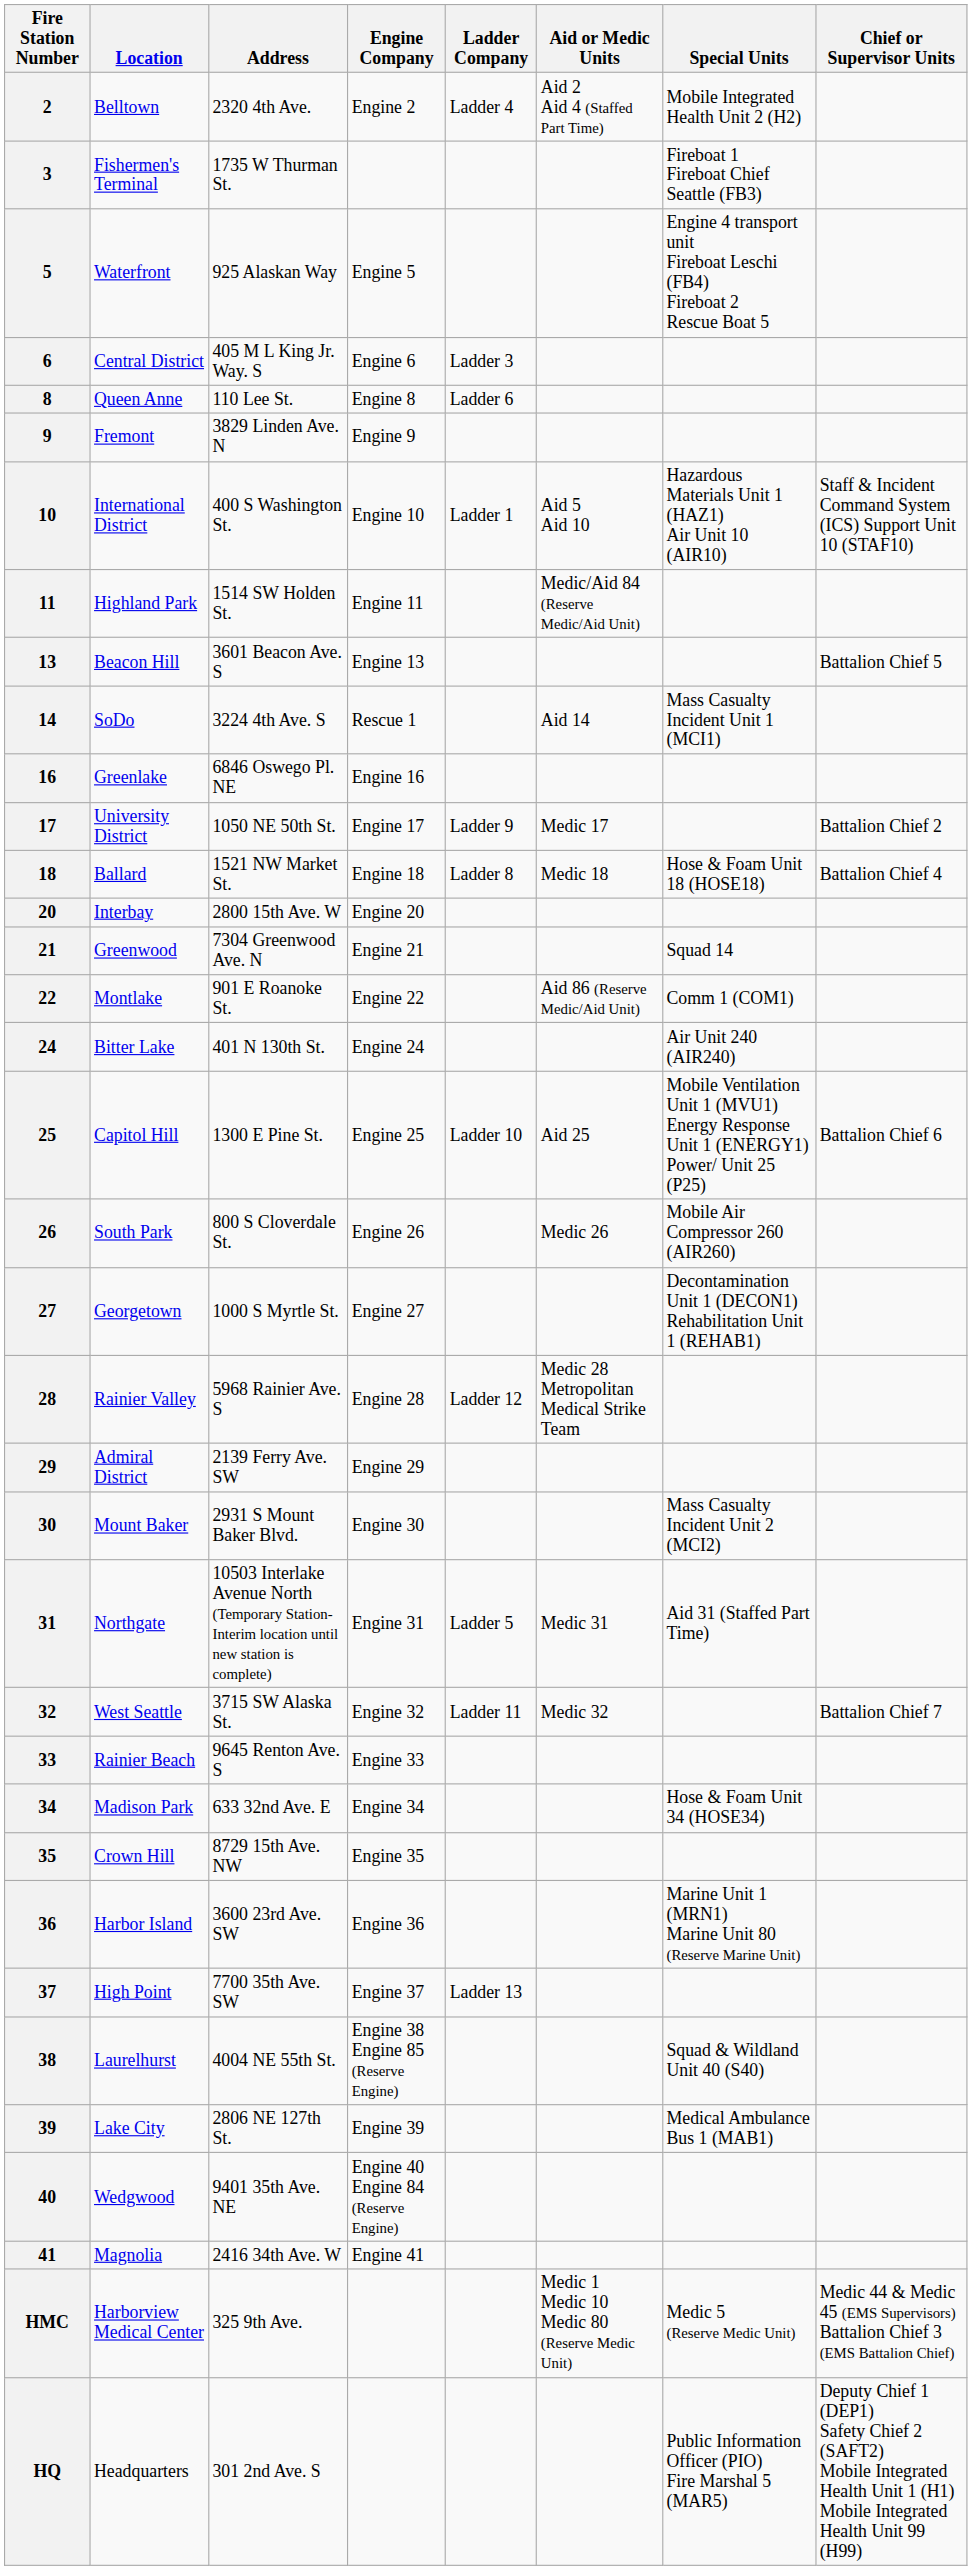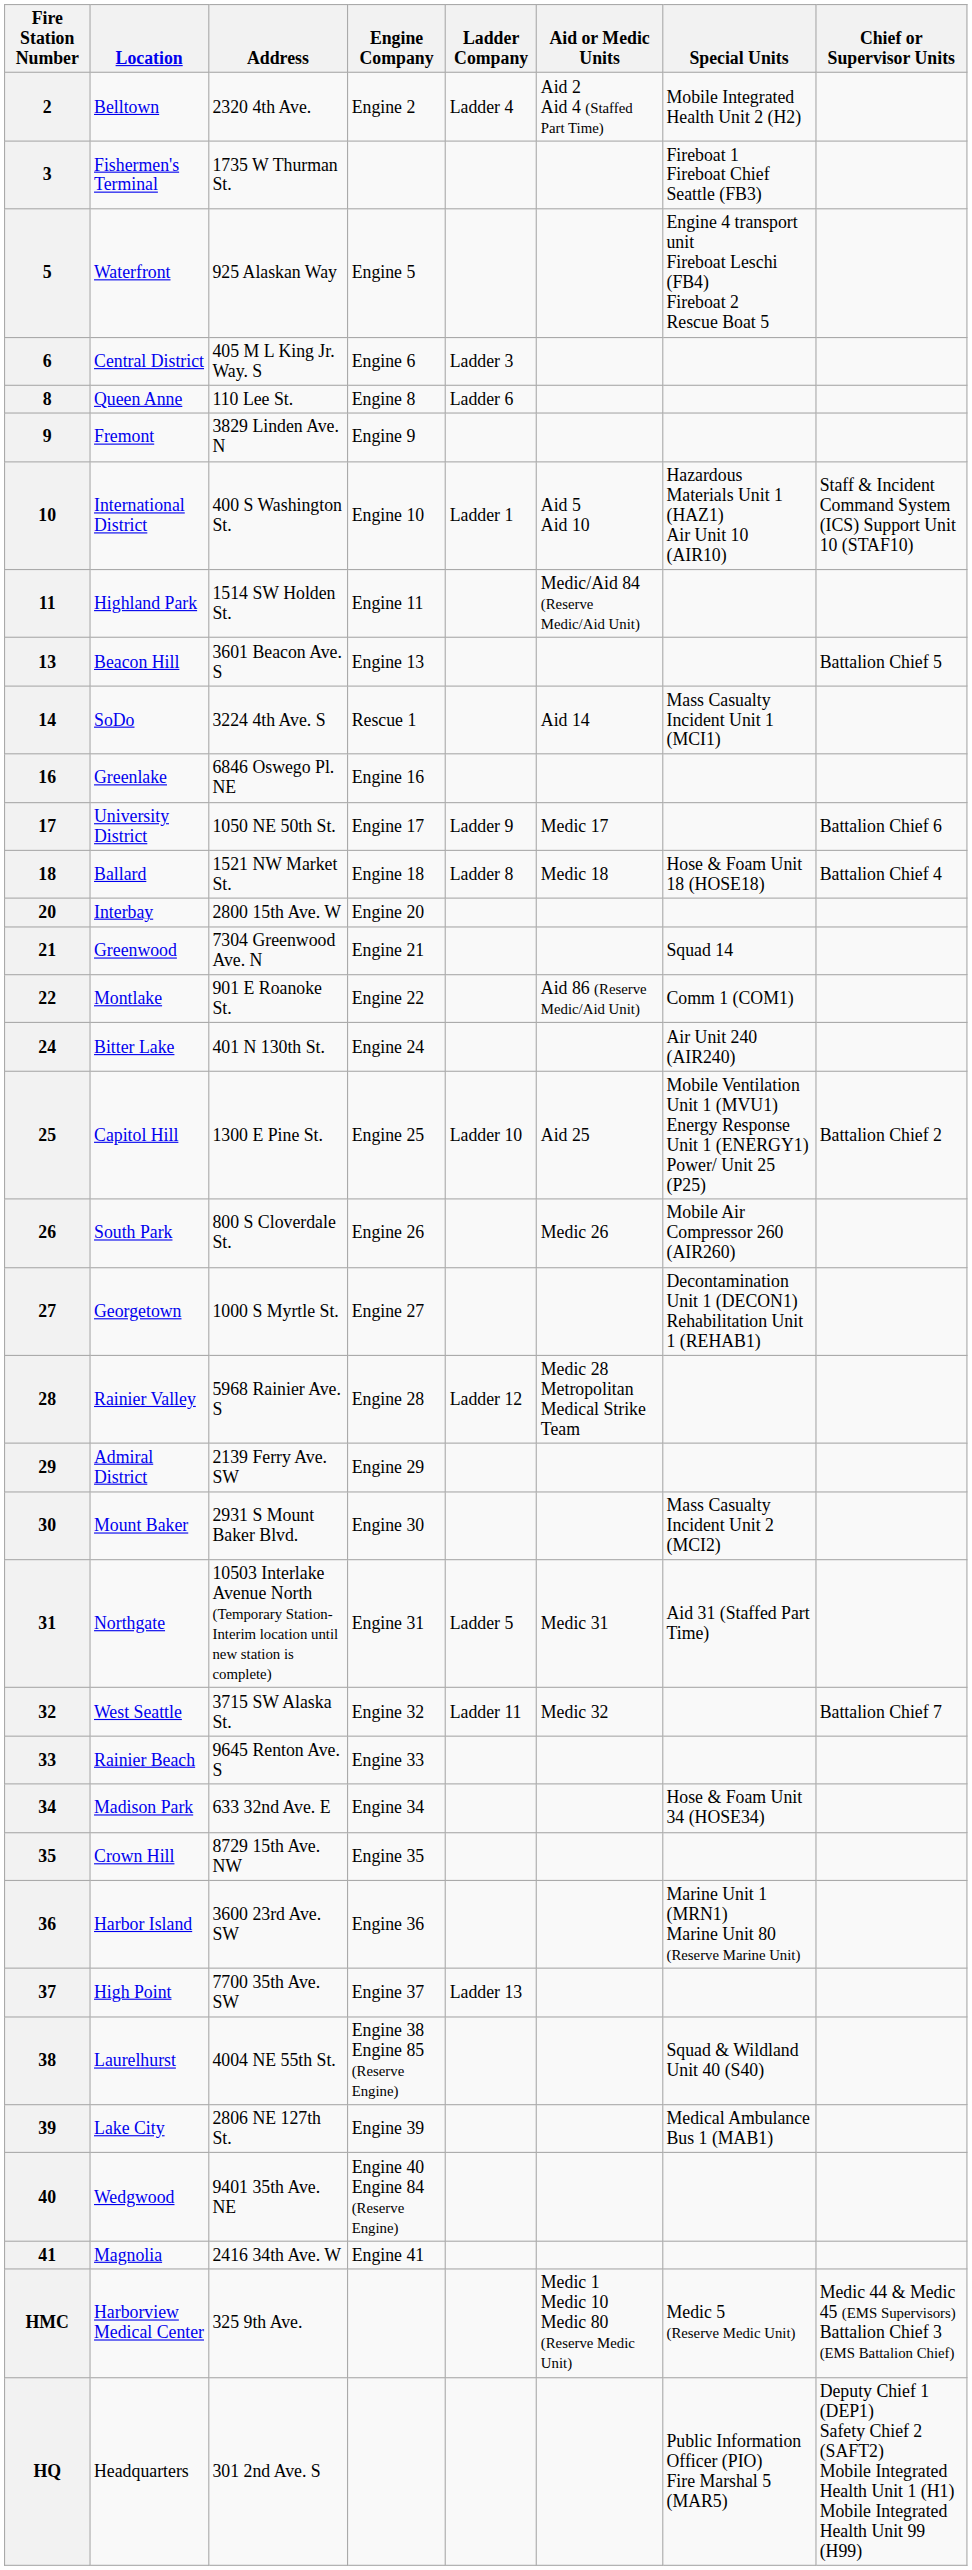(881, 826) Battalion Chief 2 -> (881, 826) Battalion Chief 6
(881, 1134) Battalion Chief 6 -> (881, 1134) Battalion Chief 2
